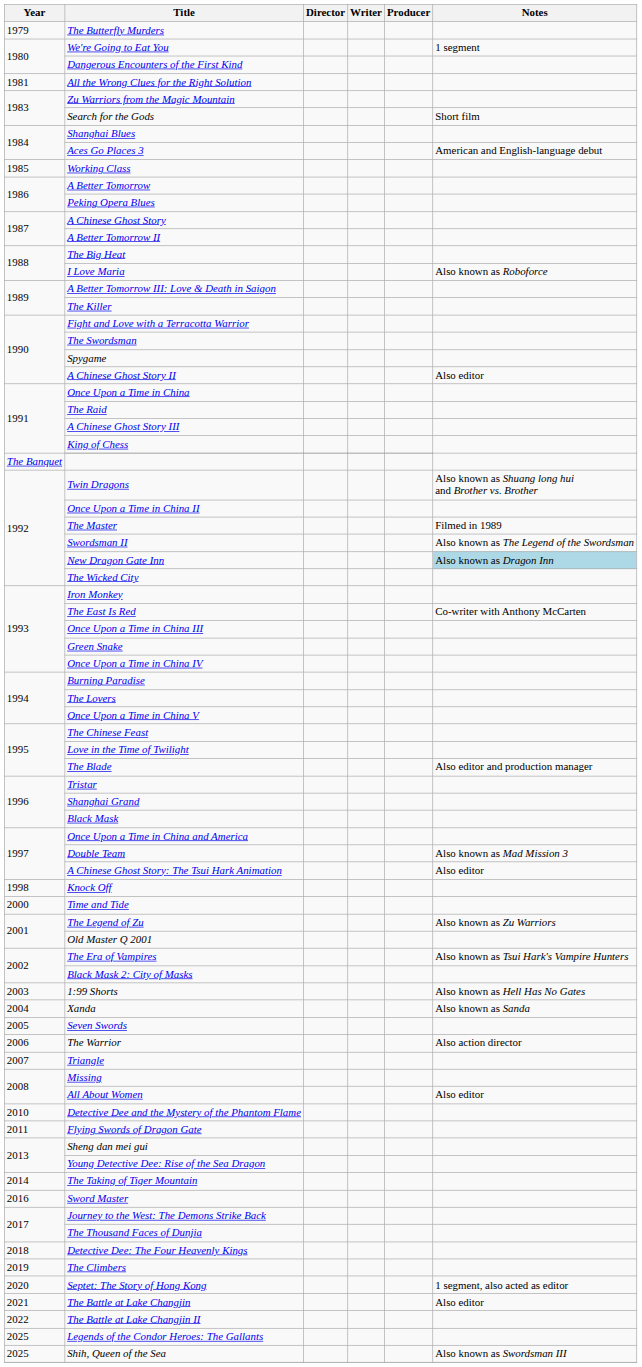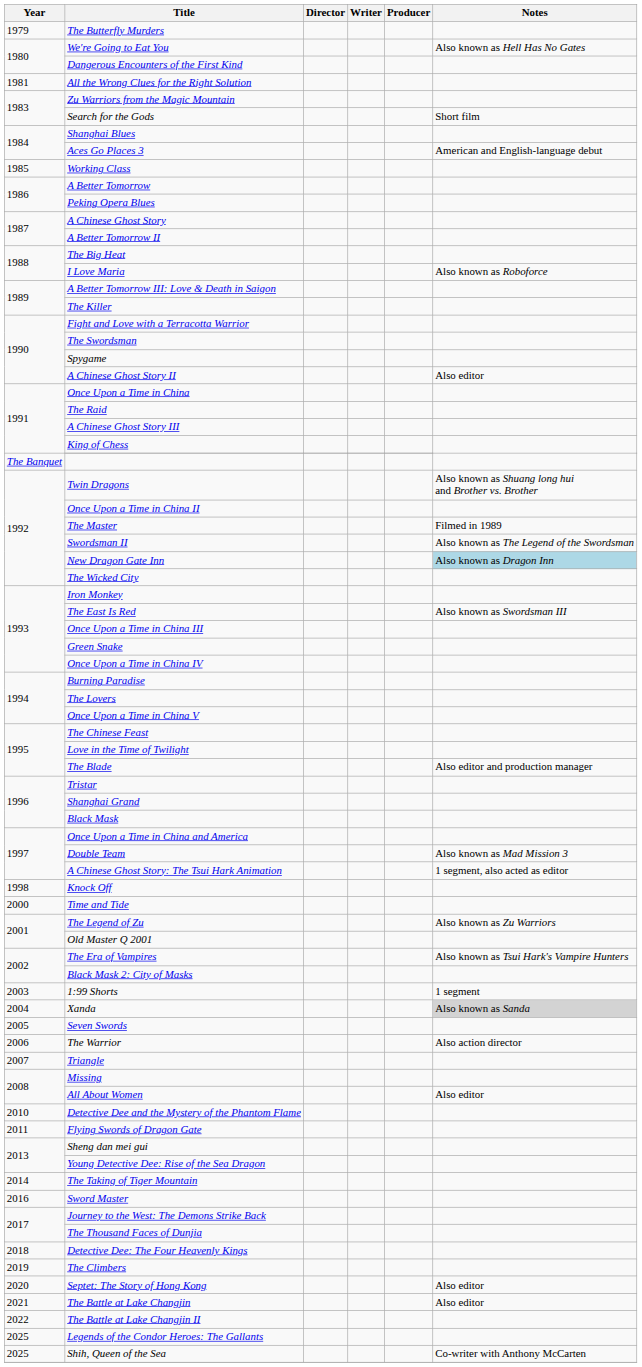(457, 47) 1 segment -> (510, 47) Also known as Hell Has No Gates
(511, 612) Co-writer with Anthony McCarten -> (501, 612) Also known as Swordsman III
(460, 870) Also editor -> (502, 870) 1 segment, also acted as editor
(510, 991) Also known as Hell Has No Gates -> (457, 991) 1 segment
(483, 1008) no background -> (483, 1008) lightgrey background
(502, 1284) 1 segment, also acted as editor -> (460, 1284) Also editor
(501, 1354) Also known as Swordsman III -> (511, 1354) Co-writer with Anthony McCarten
